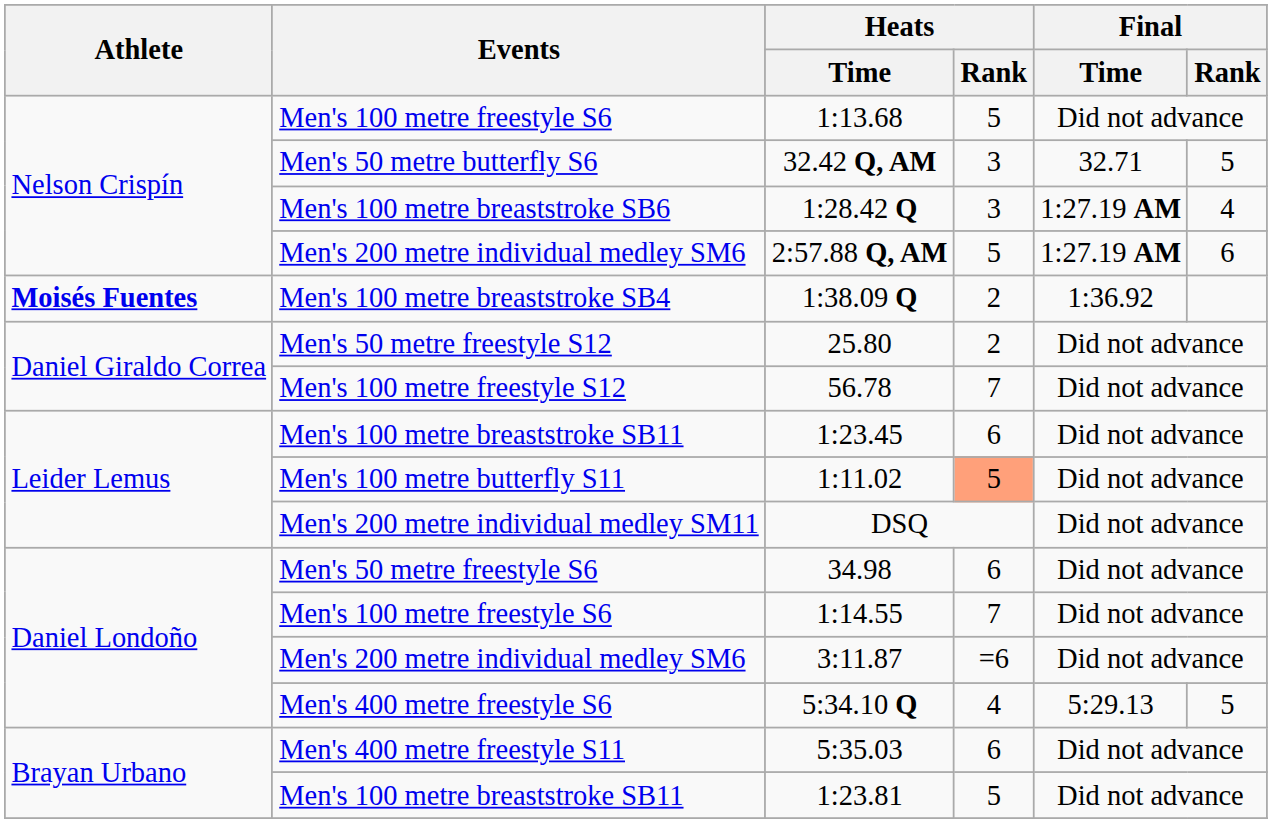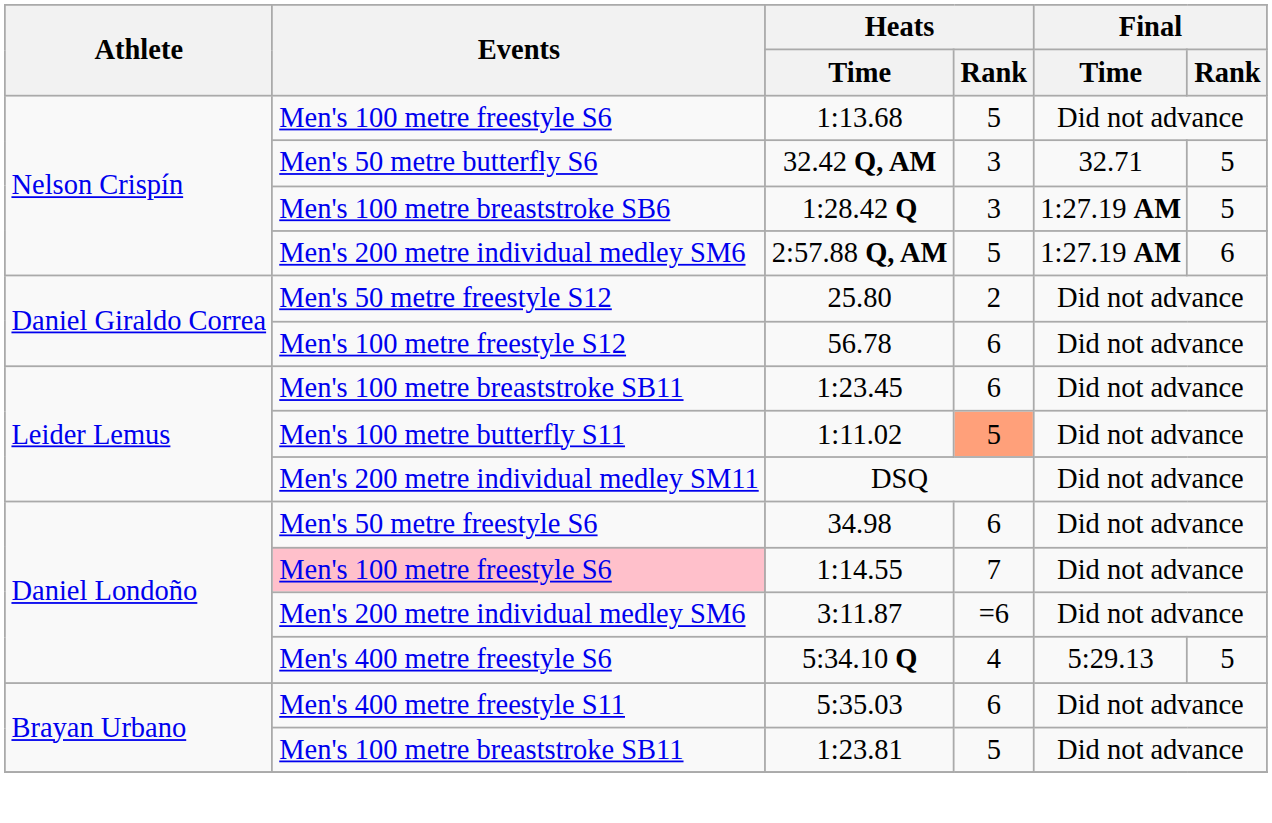(1227, 207) 4 -> (1227, 207) 5
- row: (860, 298)
(994, 388) 7 -> (994, 343) 6
(446, 614) no background -> (446, 569) pink background
